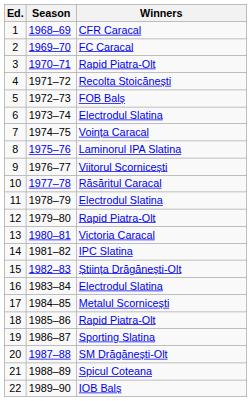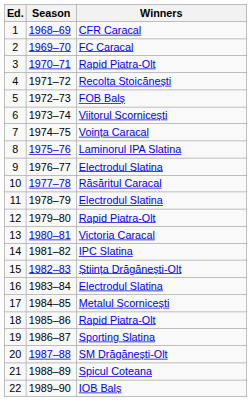(121, 116) Electrodul Slatina -> (123, 116) Viitorul Scornicești
(123, 167) Viitorul Scornicești -> (121, 167) Electrodul Slatina
